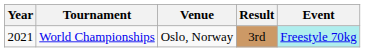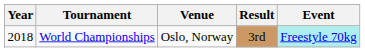(20, 36) 2021 -> (20, 36) 2018
